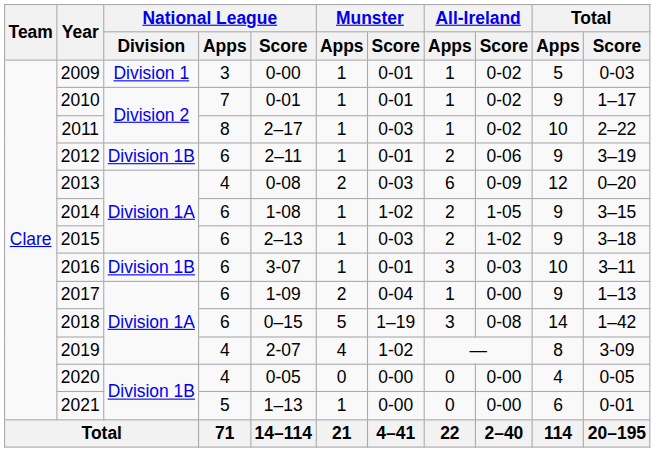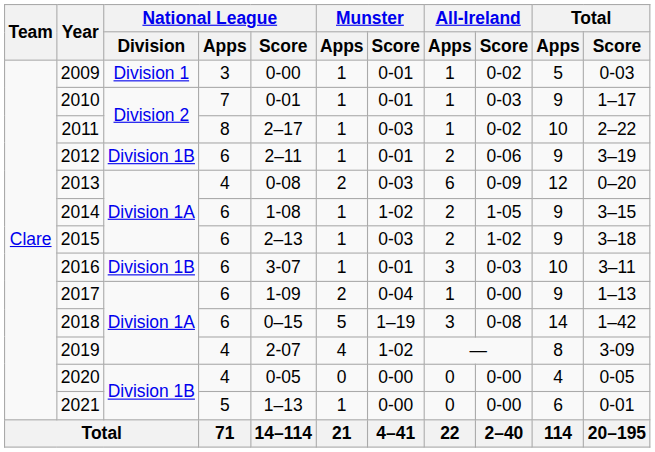(504, 101) 0-02 -> (504, 101) 0-03
